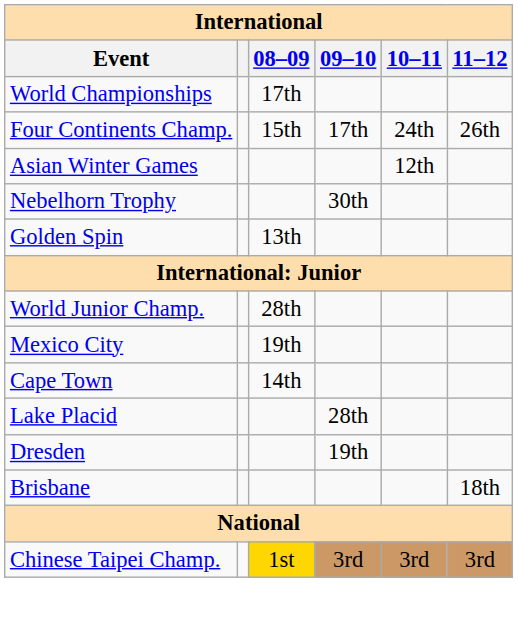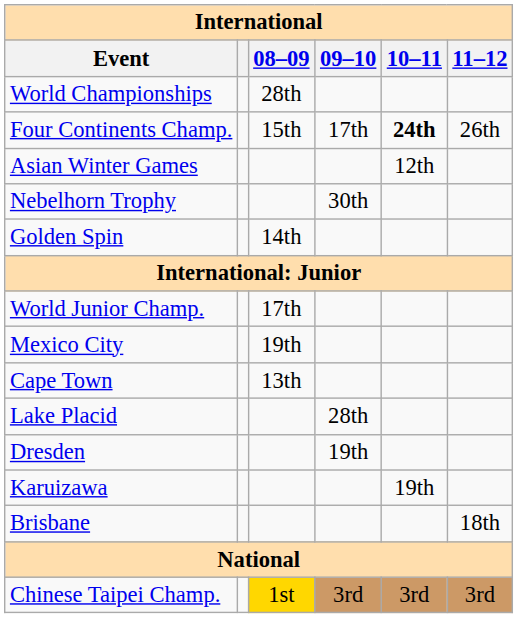(281, 93) 17th -> (281, 93) 28th
(414, 129) normal -> (414, 129) bold
(281, 237) 13th -> (281, 237) 14th
(281, 308) 28th -> (281, 308) 17th
(281, 380) 14th -> (281, 380) 13th
+ row: (59, 487)
